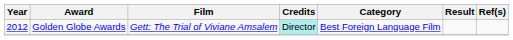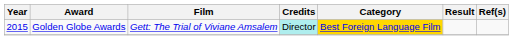(17, 27) 2012 -> (17, 27) 2015
(380, 27) no background -> (380, 27) gold background
